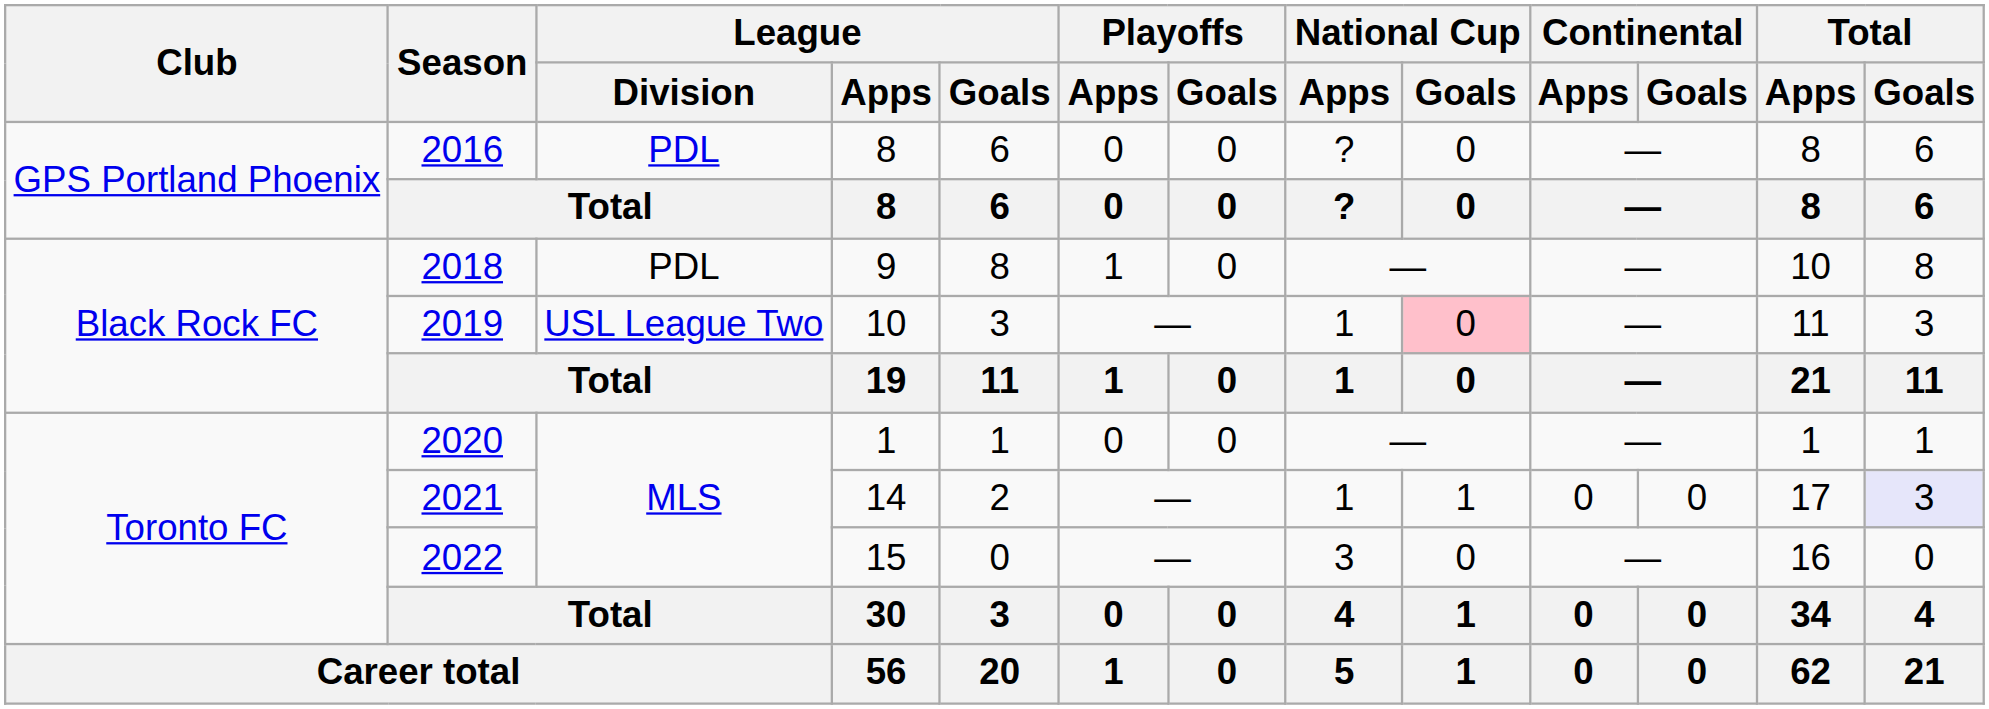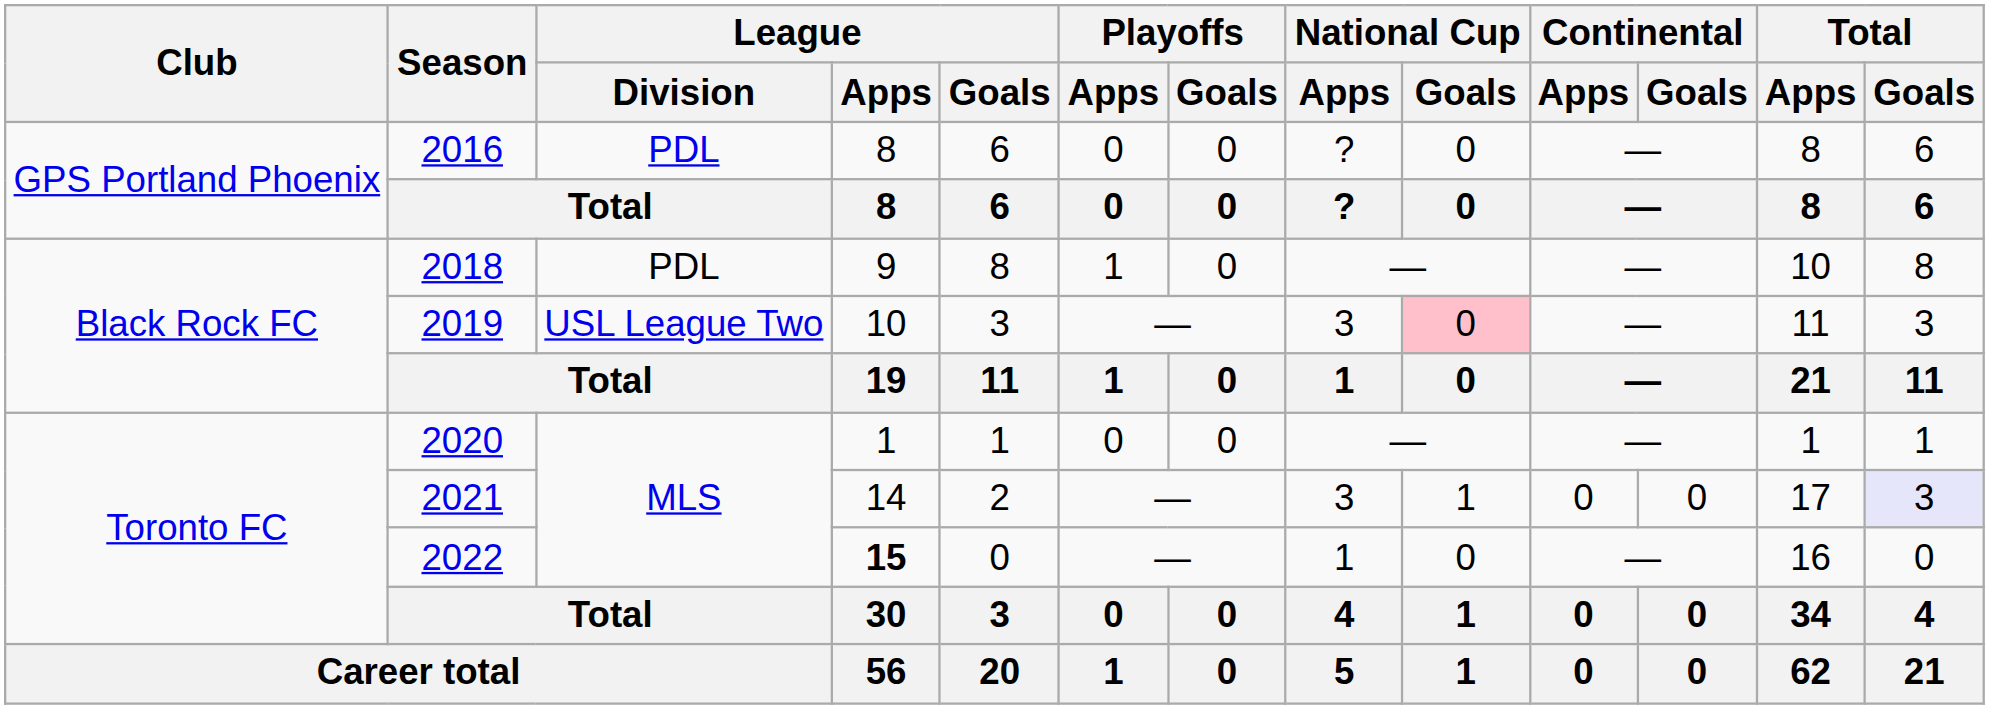(1344, 324) 1 -> (1344, 324) 3
(1344, 498) 1 -> (1344, 498) 3
(886, 556) normal -> (886, 556) bold
(1344, 556) 3 -> (1344, 556) 1
